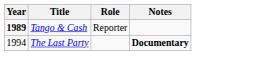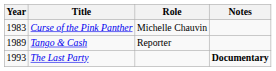+ row: (82, 27)
(16, 27) bold -> (16, 43) normal
(16, 43) 1994 -> (16, 58) 1993
